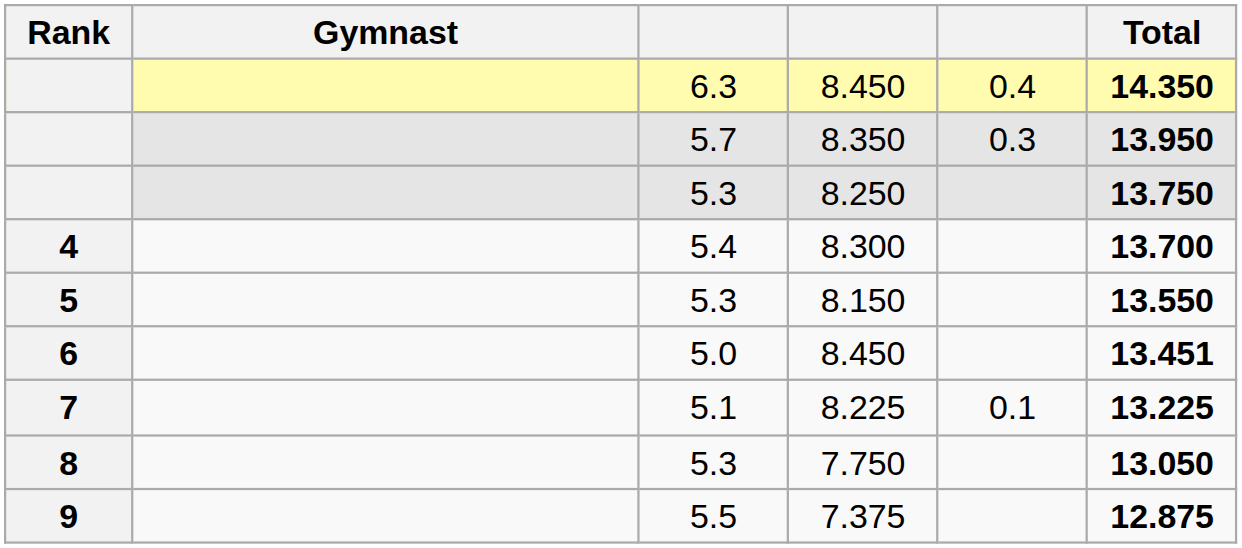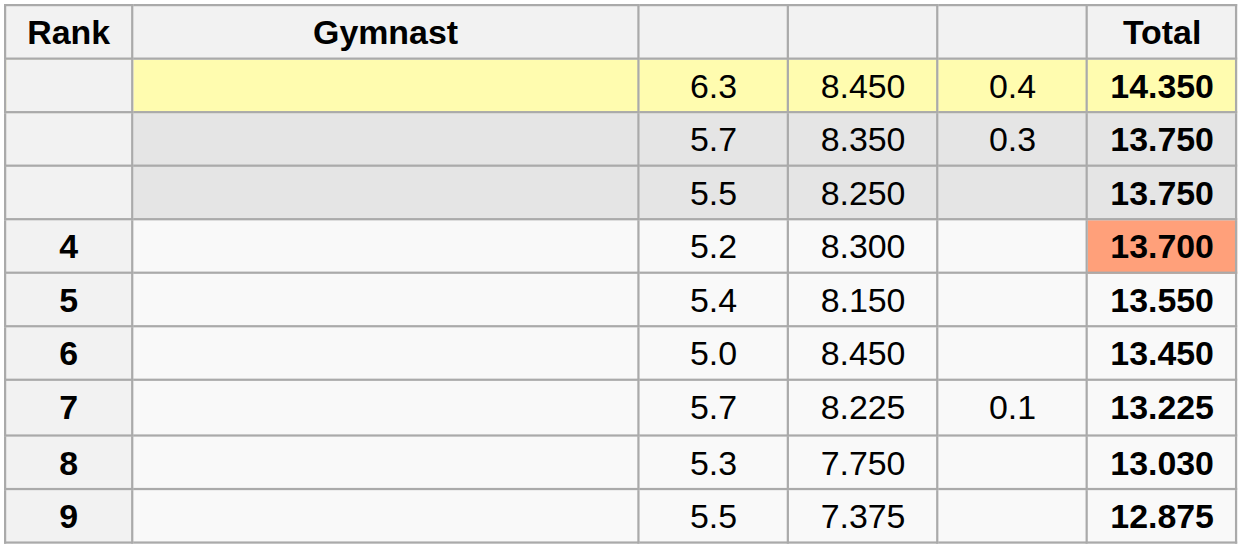(1162, 139) 13.950 -> (1162, 139) 13.750
(713, 193) 5.3 -> (713, 193) 5.5
(713, 247) 5.4 -> (713, 247) 5.2
(1162, 247) no background -> (1162, 247) lightsalmon background
(713, 300) 5.3 -> (713, 300) 5.4
(1162, 354) 13.451 -> (1162, 354) 13.450
(713, 408) 5.1 -> (713, 408) 5.7
(1162, 461) 13.050 -> (1162, 461) 13.030
